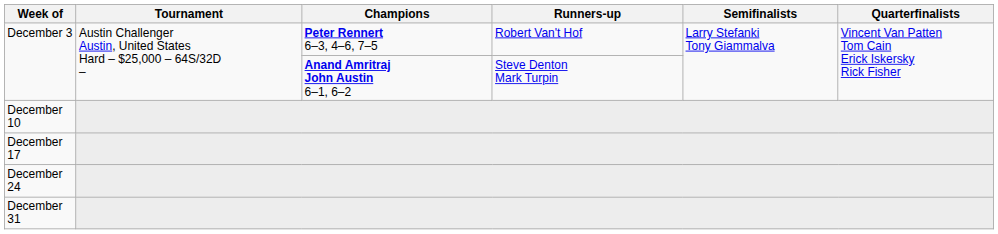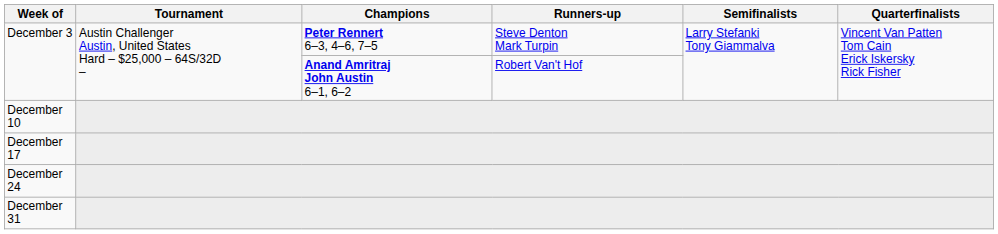(539, 32) Robert Van't Hof -> (531, 39) Steve Denton Mark Turpin
(531, 71) Steve Denton Mark Turpin -> (539, 64) Robert Van't Hof
